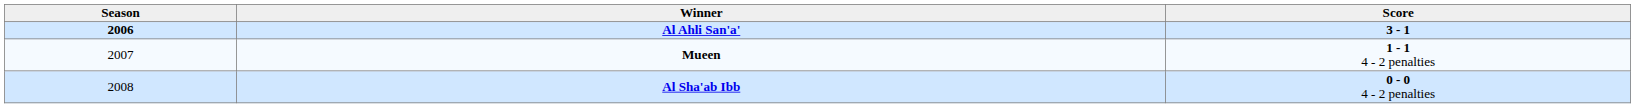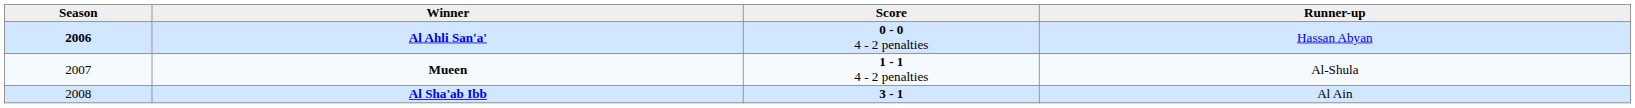+ column: (1335, 13)
(1398, 30) 3 - 1 -> (891, 37) 0 - 0 4 - 2 penalties
(1398, 86) 0 - 0 4 - 2 penalties -> (891, 94) 3 - 1
